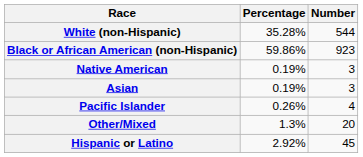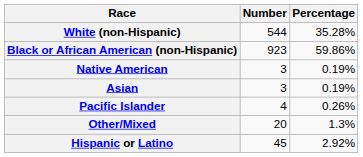columns swapped: (333, 13) <-> (274, 13)
